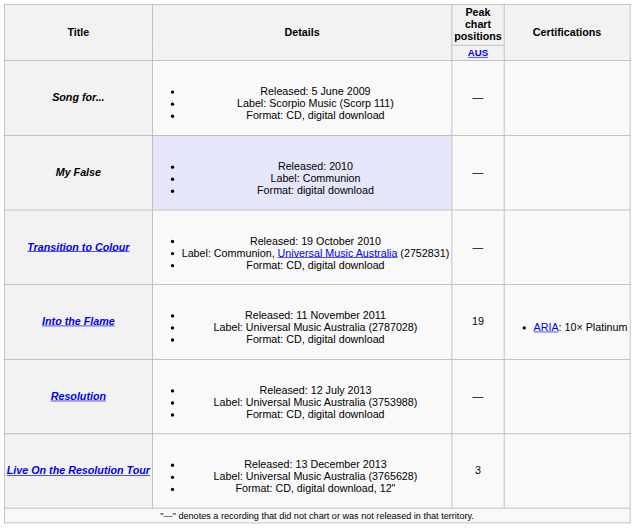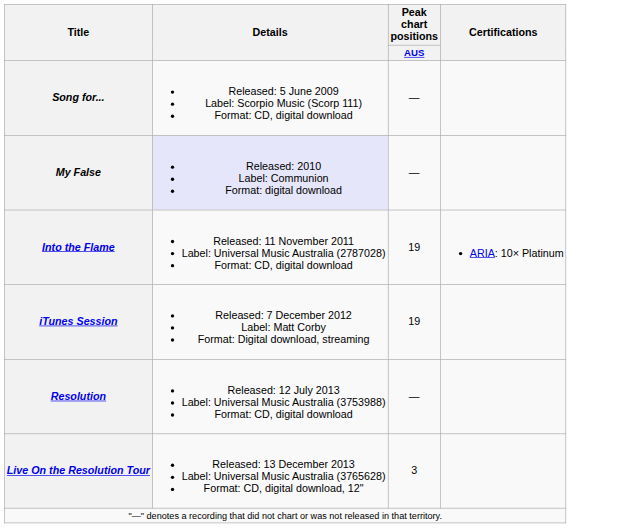- row: (78, 247)
+ row: (78, 322)
